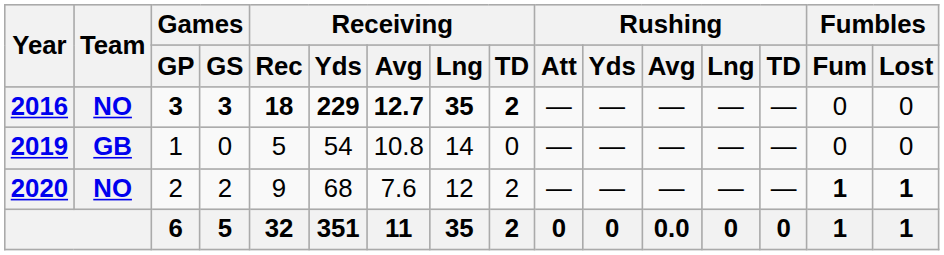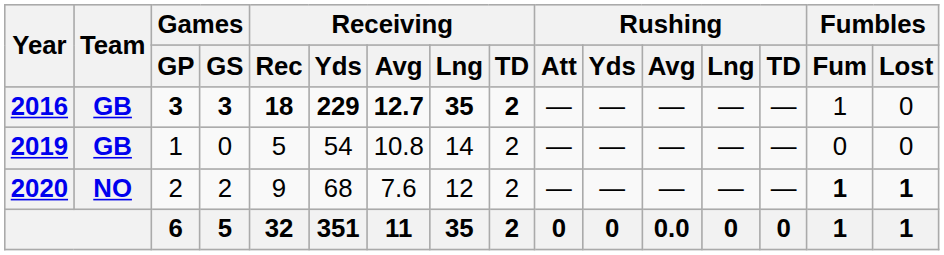(113, 106) NO -> (113, 106) GB
(840, 106) 0 -> (840, 106) 1
(512, 147) 0 -> (512, 147) 2
